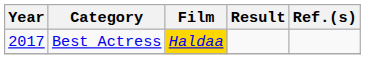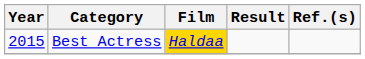(26, 42) 2017 -> (26, 42) 2015
